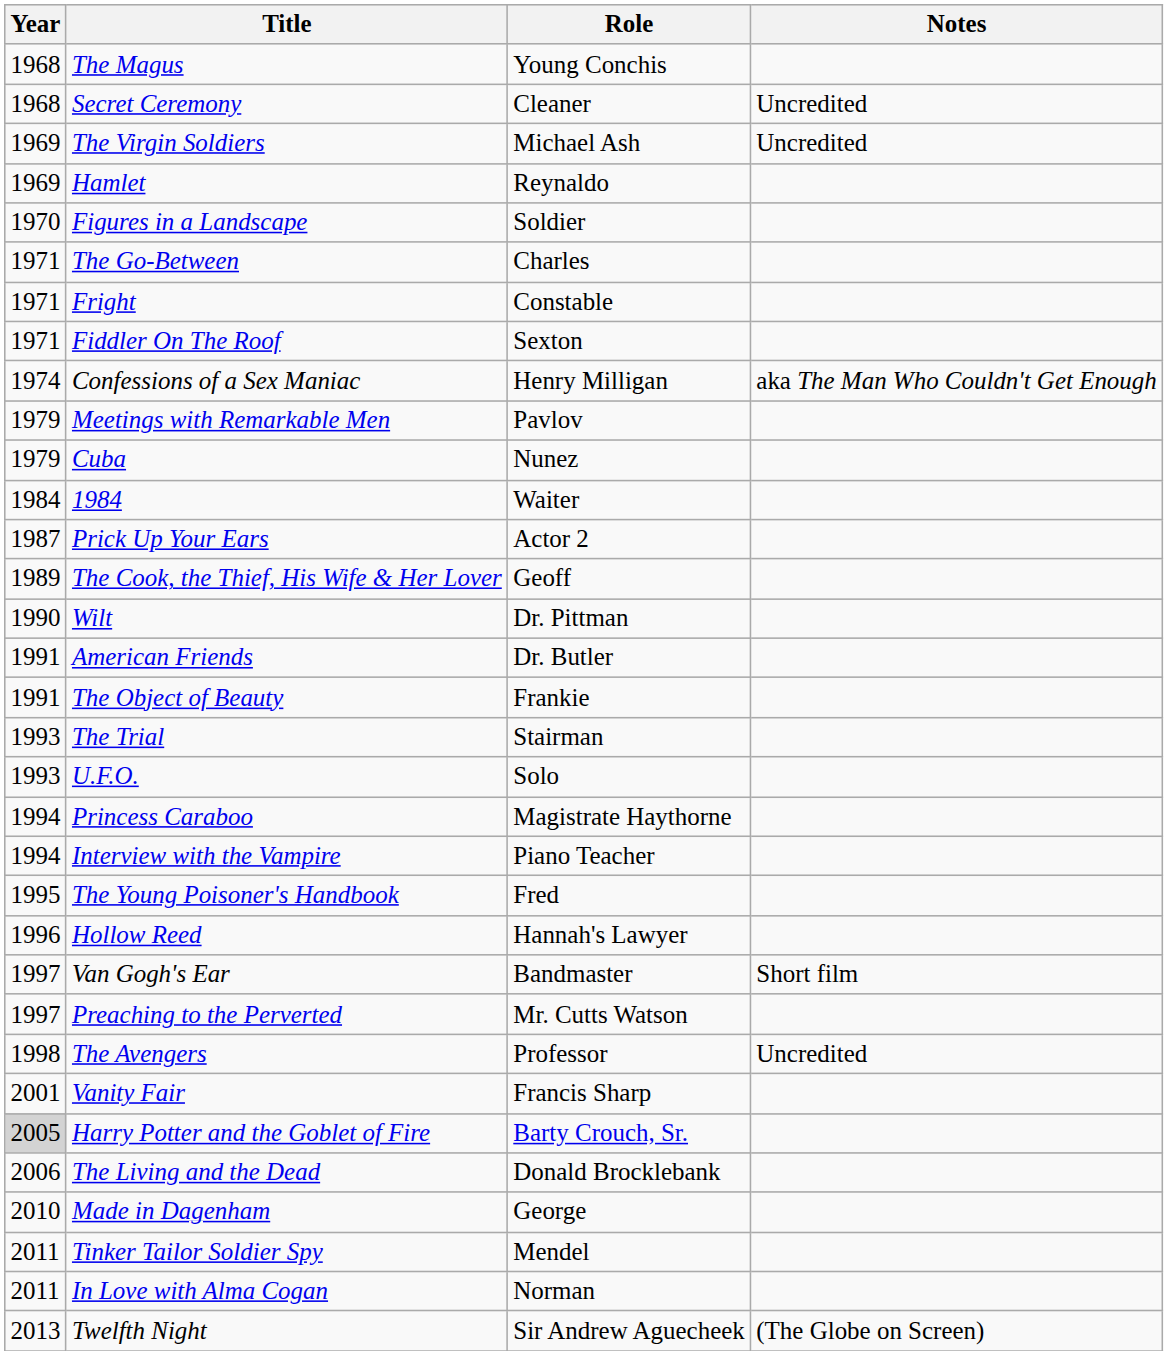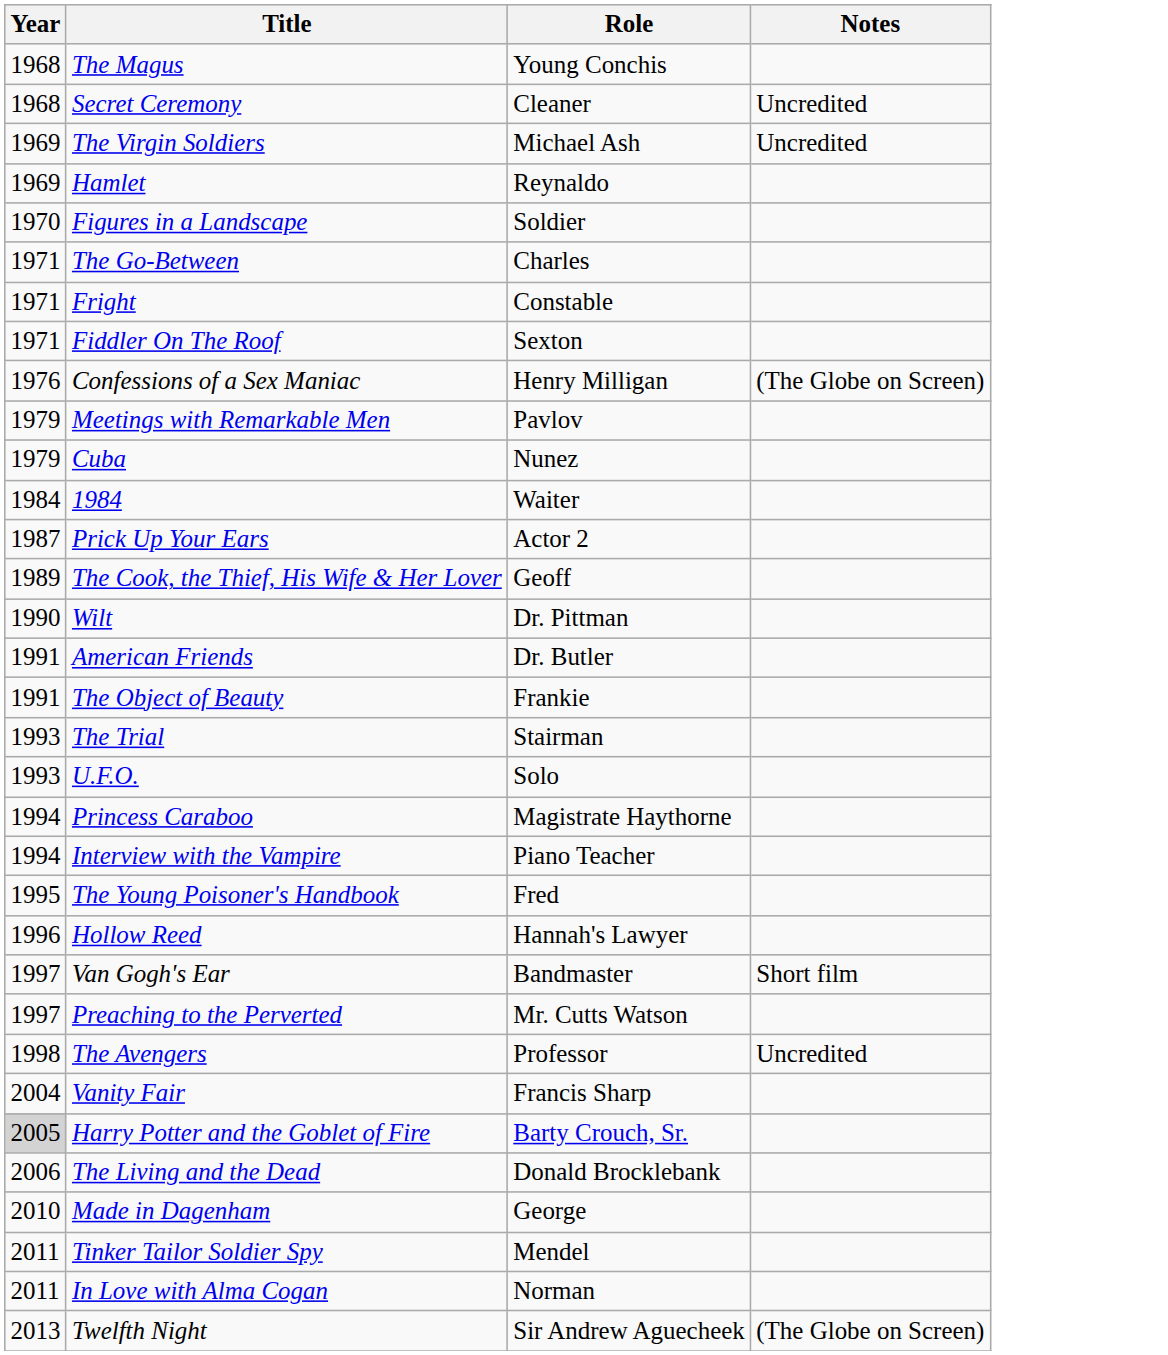(35, 380) 1974 -> (35, 380) 1976
(957, 380) aka The Man Who Couldn't Get Enough -> (870, 380) (The Globe on Screen)
(35, 1093) 2001 -> (35, 1093) 2004
